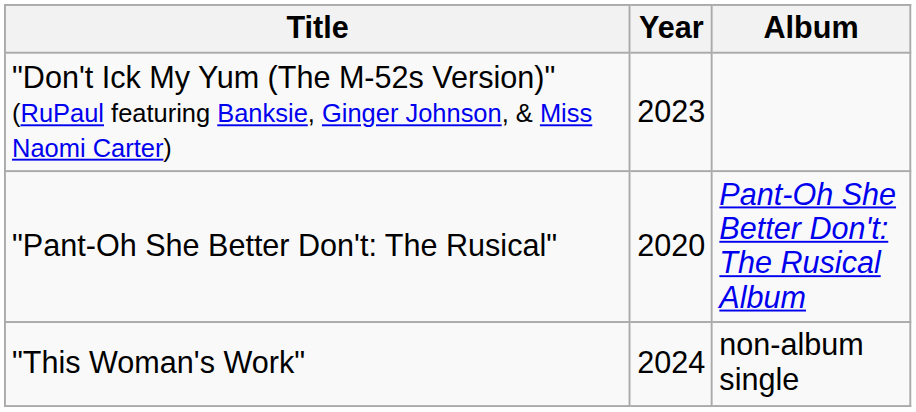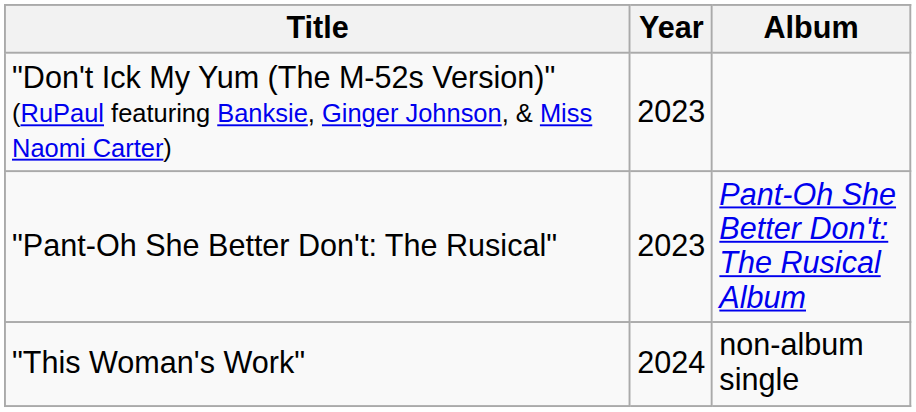(671, 245) 2020 -> (671, 245) 2023
